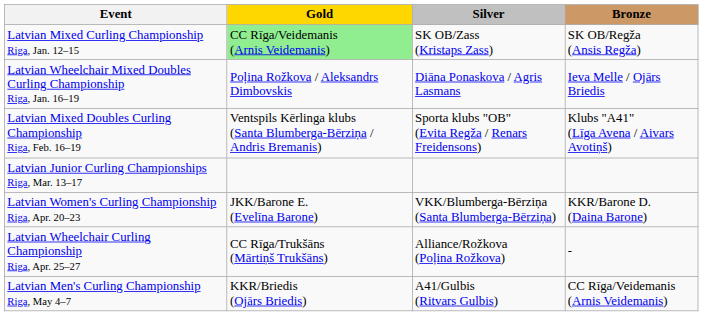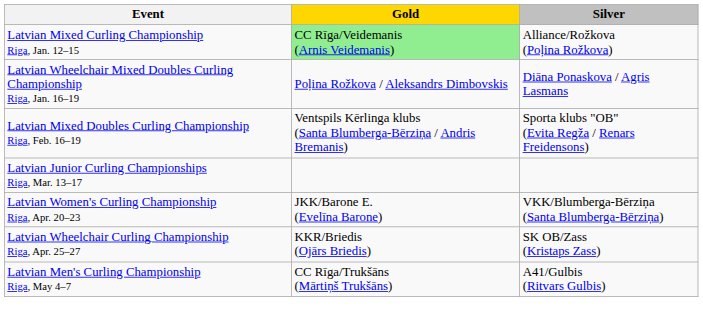- column: (631, 14)
(454, 42) SK OB/Zass (Kristaps Zass) -> (569, 42) Alliance/Rožkova (Poļina Rožkova)
(279, 251) CC Rīga/Trukšāns (Mārtiņš Trukšāns) -> (333, 244) KKR/Briedis (Ojārs Briedis)
(461, 251) Alliance/Rožkova (Poļina Rožkova) -> (562, 244) SK OB/Zass (Kristaps Zass)
(268, 293) KKR/Briedis (Ojārs Briedis) -> (343, 279) CC Rīga/Trukšāns (Mārtiņš Trukšāns)
